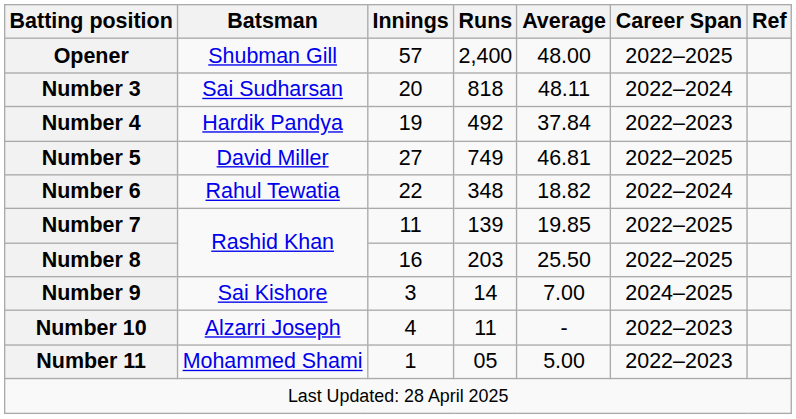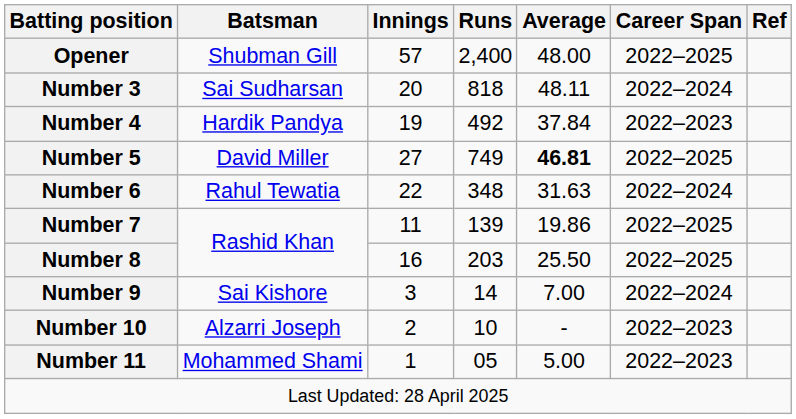(564, 157) normal -> (564, 157) bold
(564, 191) 18.82 -> (564, 191) 31.63
(564, 225) 19.85 -> (564, 225) 19.86
(679, 293) 2024–2025 -> (679, 293) 2022–2024
(411, 327) 4 -> (411, 327) 2
(485, 327) 11 -> (485, 327) 10
